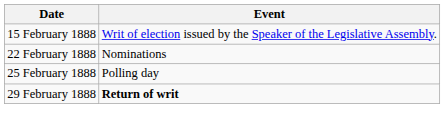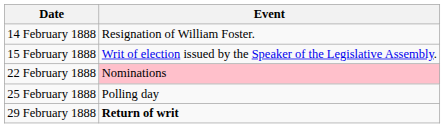+ row: (52, 34)
(134, 53) no background -> (134, 73) pink background
